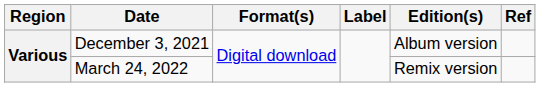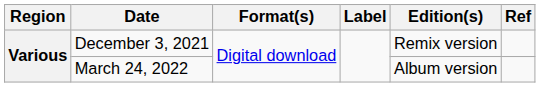(446, 43) Album version -> (446, 43) Remix version
(446, 69) Remix version -> (446, 69) Album version
